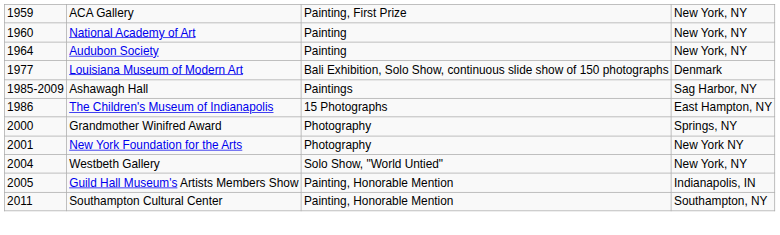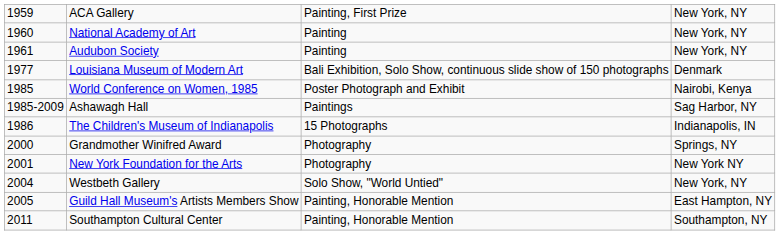(20, 51) 1964 -> (20, 51) 1961
+ row: (163, 88)
(723, 107) East Hampton, NY -> (715, 126) Indianapolis, IN
(715, 182) Indianapolis, IN -> (723, 201) East Hampton, NY
